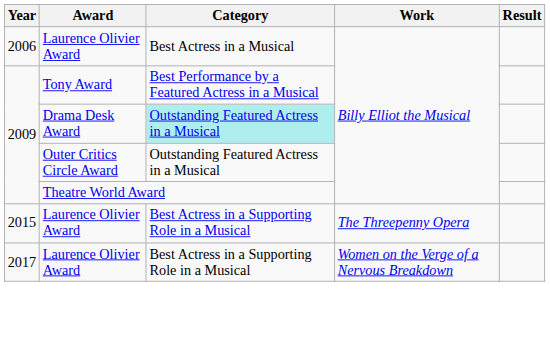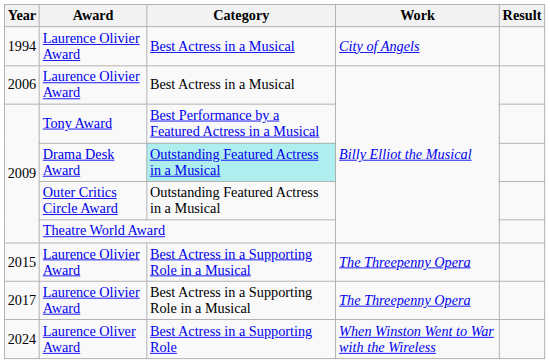+ row: (22, 46)
(408, 261) Women on the Verge of a Nervous Breakdown -> (405, 300) The Threepenny Opera
+ row: (22, 339)
